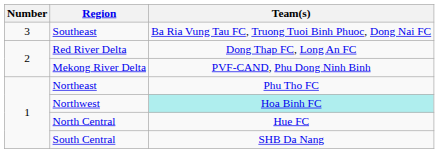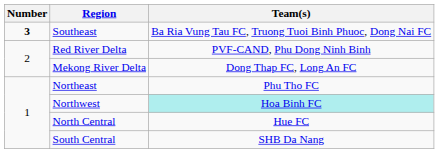(27, 31) normal -> (27, 31) bold
(291, 49) Dong Thap FC, Long An FC -> (291, 49) PVF-CAND, Phu Dong Ninh Binh
(291, 67) PVF-CAND, Phu Dong Ninh Binh -> (291, 67) Dong Thap FC, Long An FC
